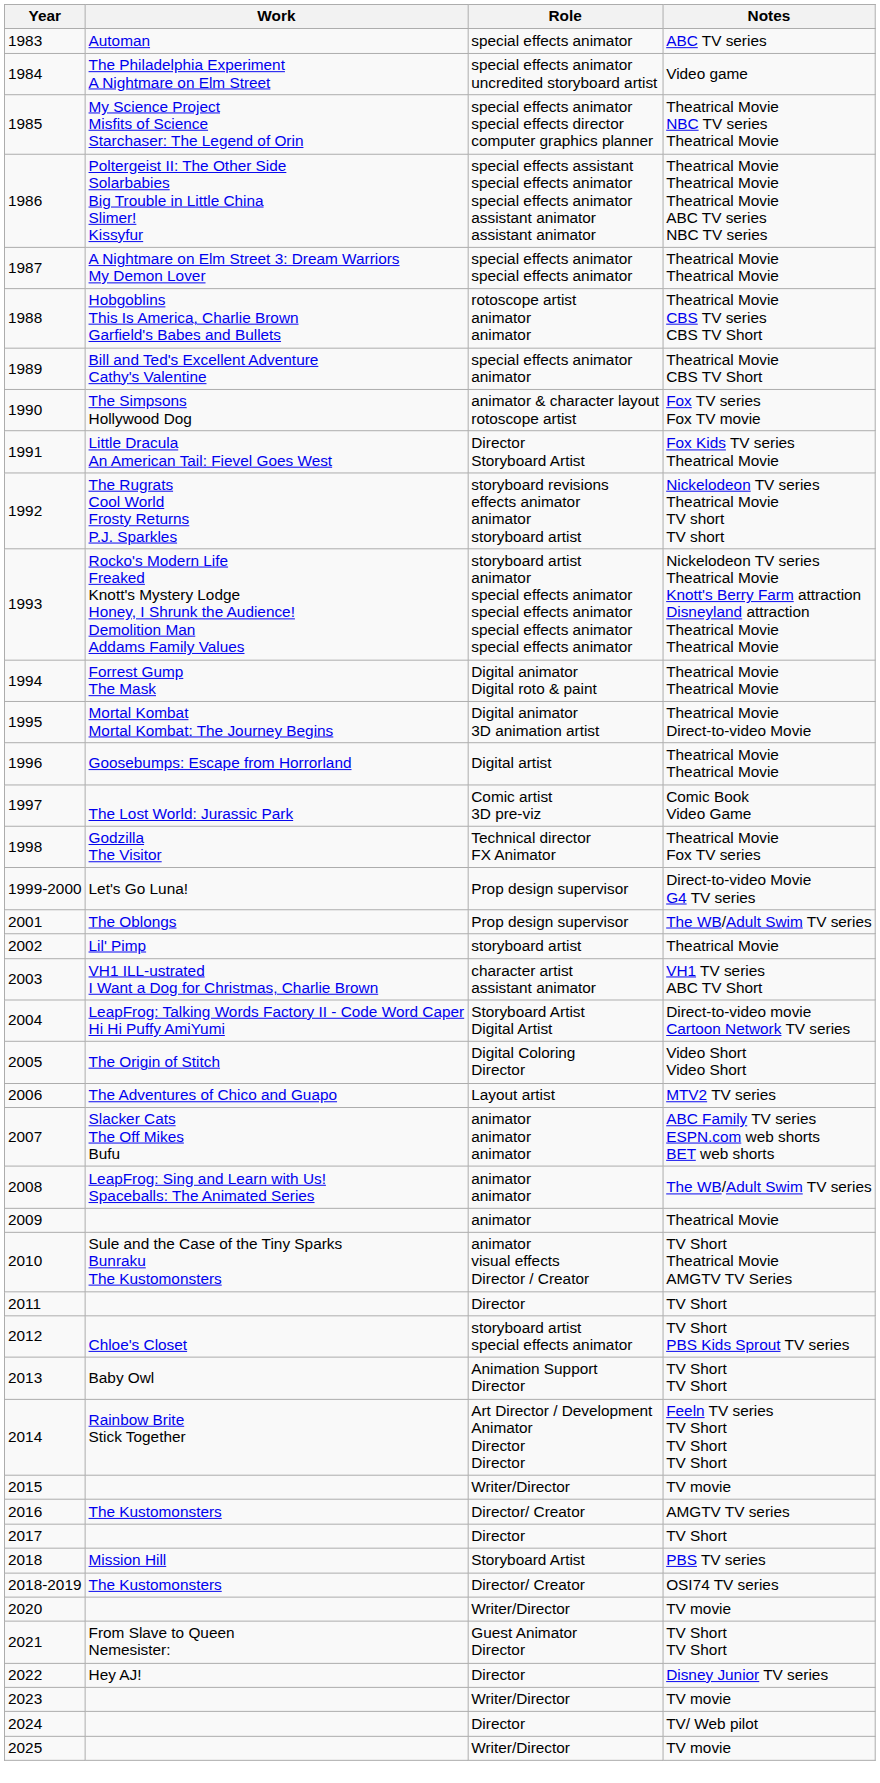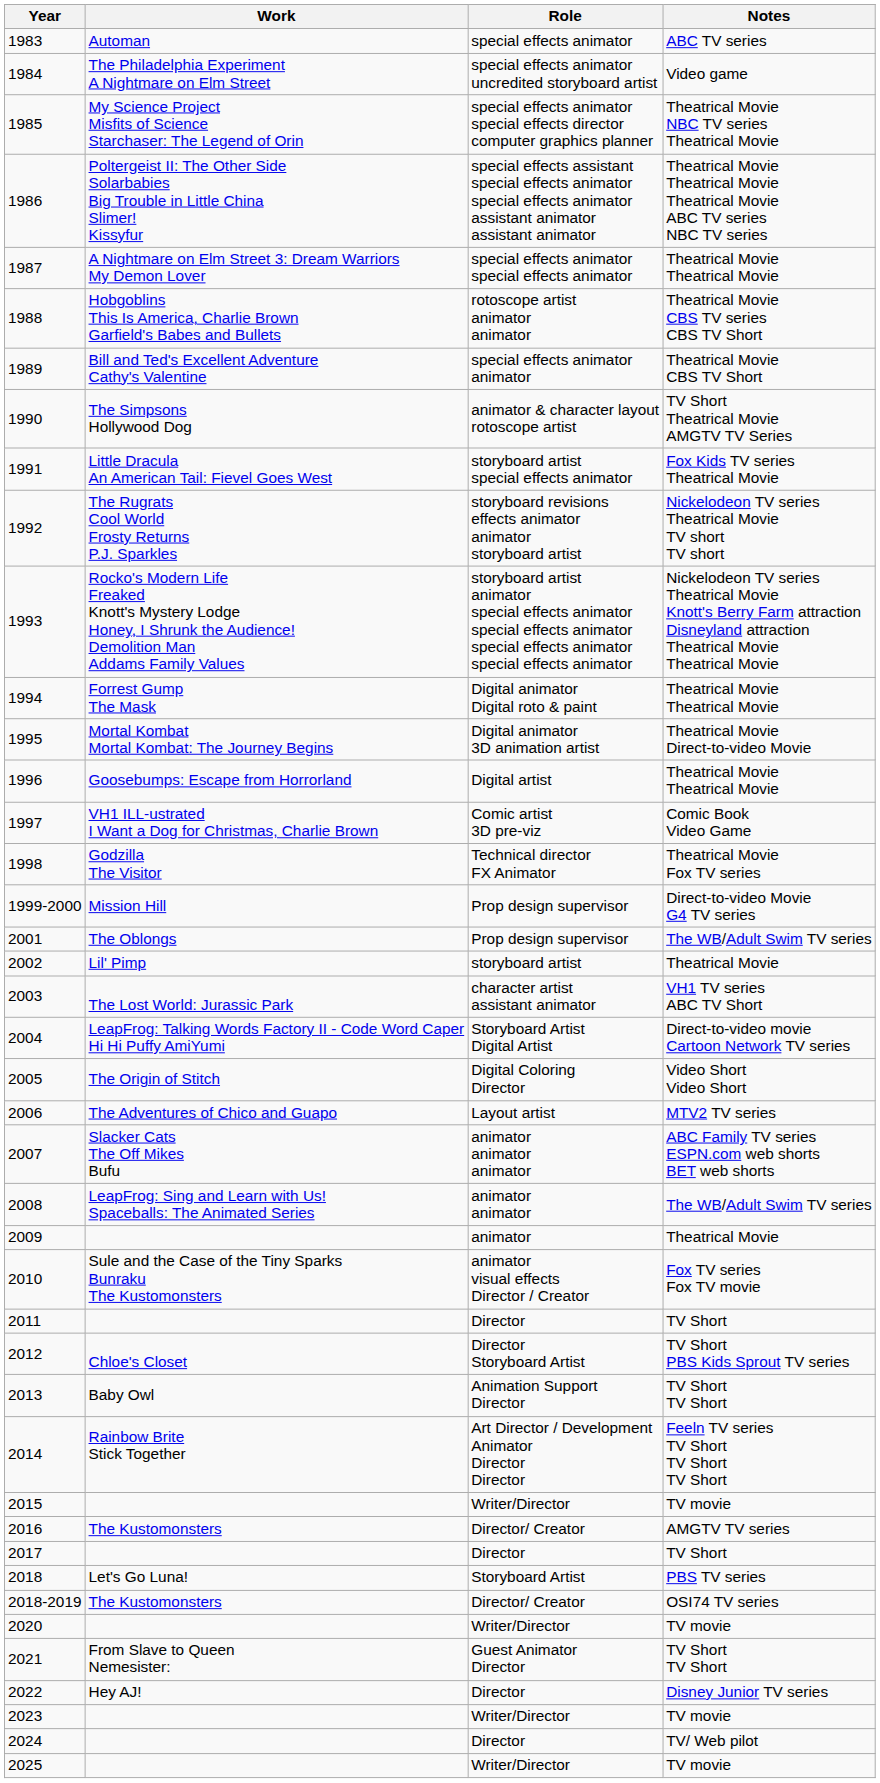(713, 410) Fox TV series Fox TV movie -> (729, 418) TV Short Theatrical Movie AMGTV TV Series
(528, 451) Director Storyboard Artist -> (552, 469) storyboard artist special effects animator
(191, 814) The Lost World: Jurassic Park -> (233, 822) VH1 ILL-ustrated I Want a Dog for Christmas, Charlie Brown
(138, 888) Let's Go Luna! -> (127, 905) Mission Hill
(233, 979) VH1 ILL-ustrated I Want a Dog for Christmas, Charlie Brown -> (191, 1004) The Lost World: Jurassic Park
(729, 1261) TV Short Theatrical Movie AMGTV TV Series -> (713, 1279) Fox TV series Fox TV movie
(552, 1336) storyboard artist special effects animator -> (528, 1353) Director Storyboard Artist
(127, 1560) Mission Hill -> (138, 1577) Let's Go Luna!
